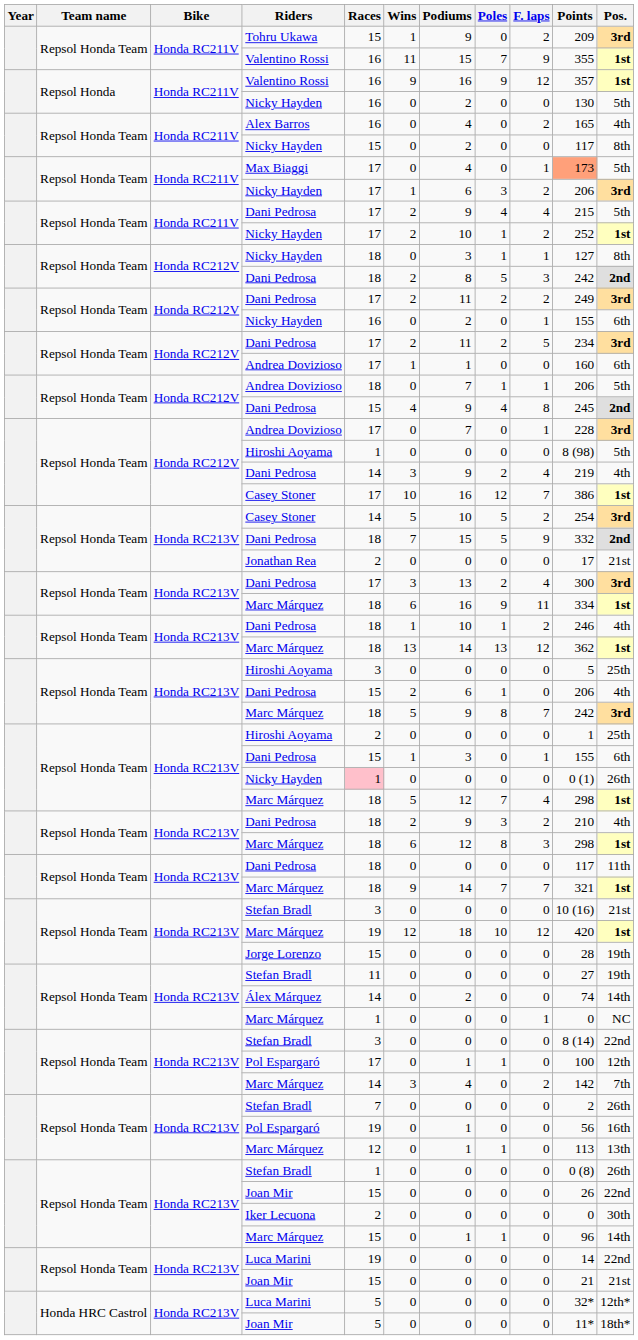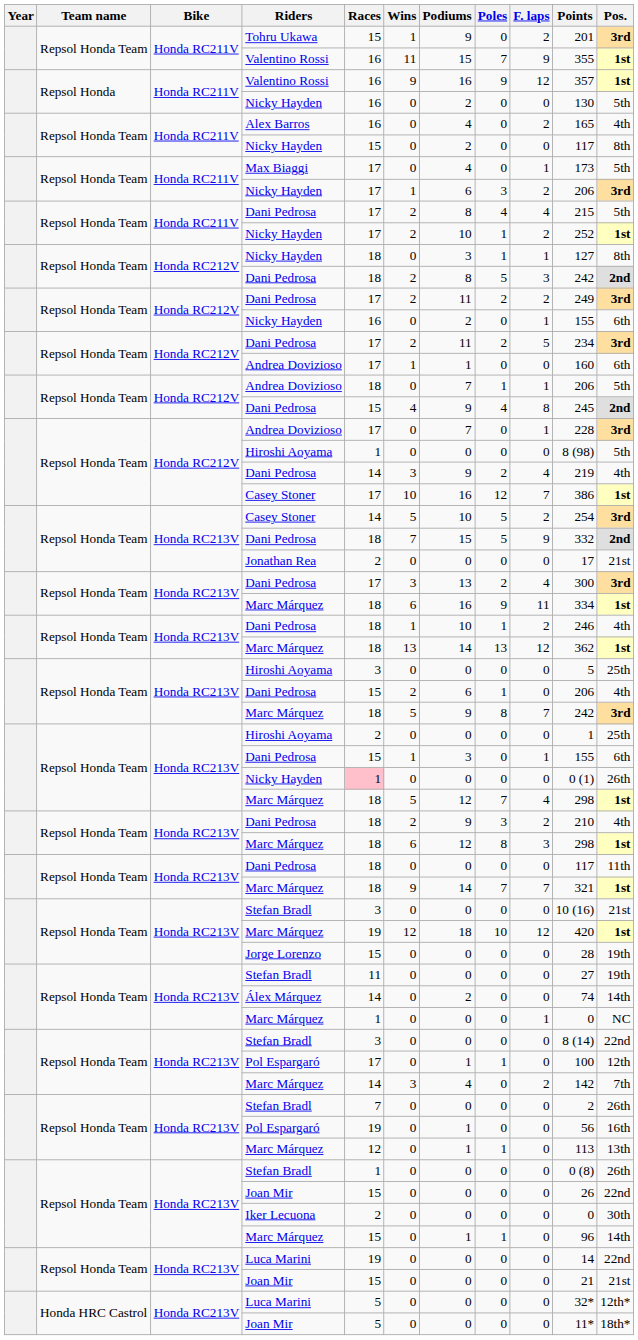(584, 37) 209 -> (584, 37) 201
(584, 168) lightsalmon background -> (584, 168) no background
(468, 211) 9 -> (468, 211) 8
